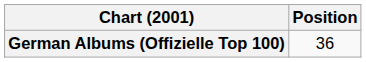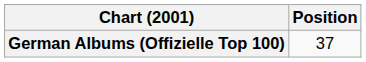(325, 43) 36 -> (325, 43) 37
